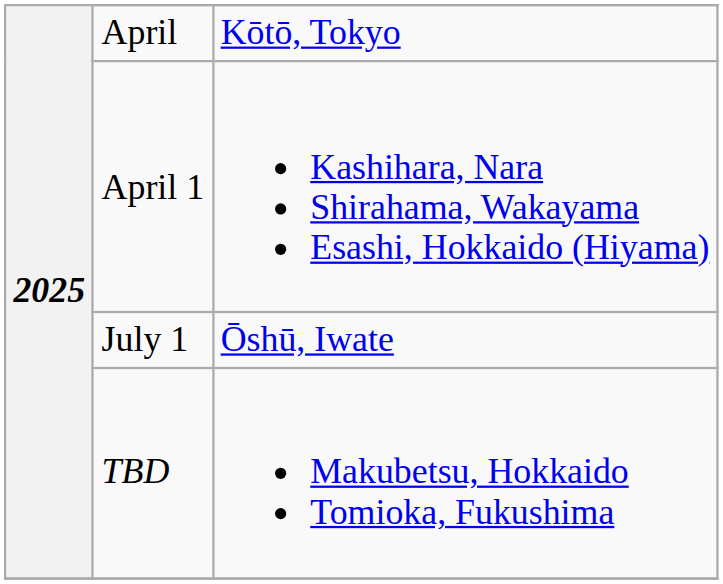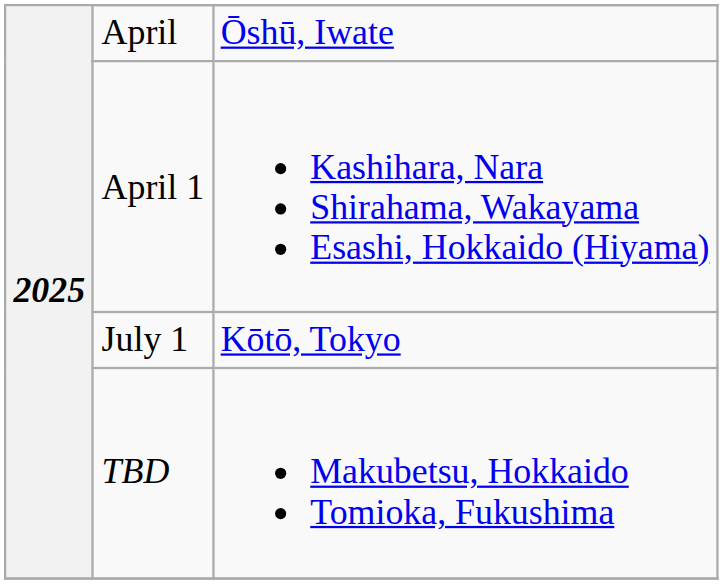(311, 32) Kōtō, Tokyo -> (307, 32) Ōshū, Iwate
(307, 339) Ōshū, Iwate -> (311, 339) Kōtō, Tokyo
